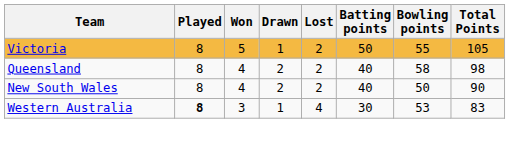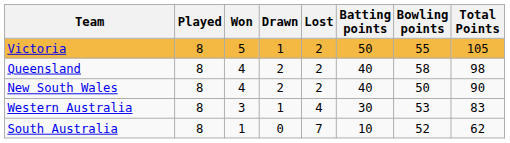(200, 108) bold -> (200, 108) normal
+ row: (63, 128)
